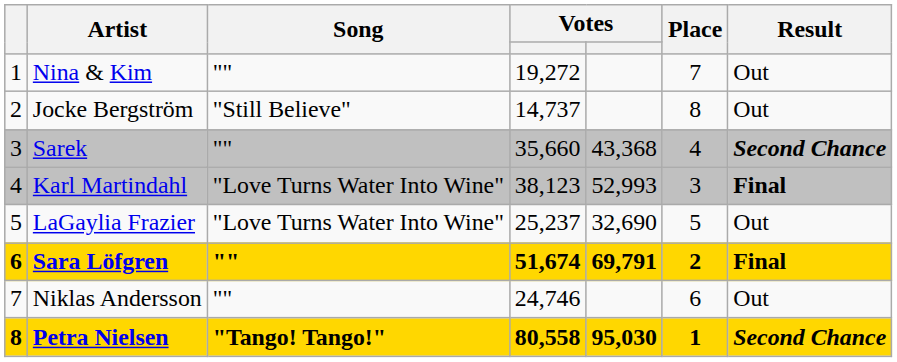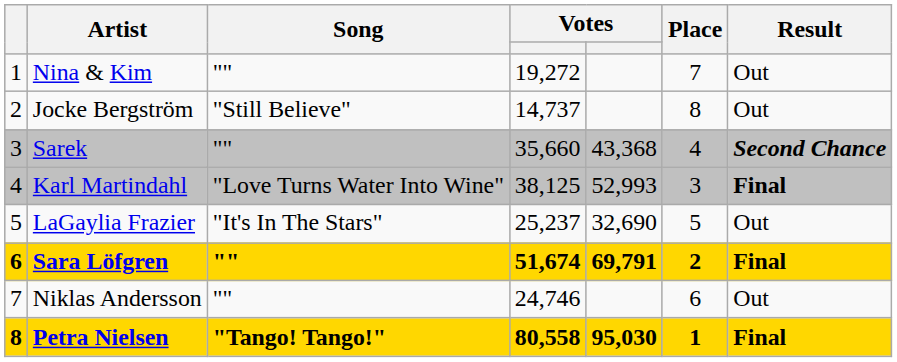(548, 185) 38,123 -> (548, 185) 38,125
(358, 223) "Love Turns Water Into Wine" -> (298, 223) "It's In The Stars"
(810, 336) Second Chance -> (760, 336) Final
